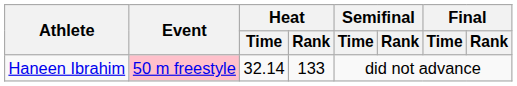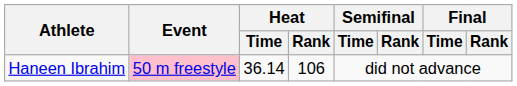(264, 68) 32.14 -> (264, 68) 36.14
(311, 68) 133 -> (311, 68) 106
